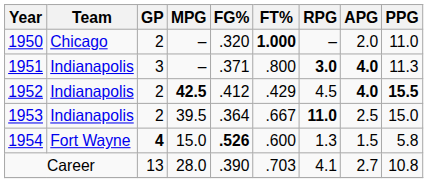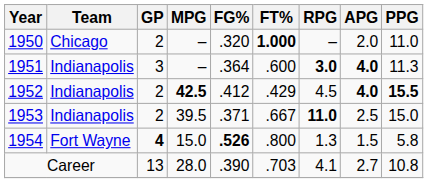(234, 67) .371 -> (234, 67) .364
(281, 67) .800 -> (281, 67) .600
(234, 116) .364 -> (234, 116) .371
(281, 141) .600 -> (281, 141) .800
